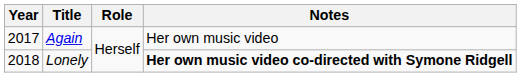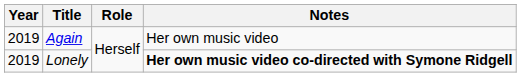(24, 38) 2017 -> (24, 38) 2019
(24, 60) 2018 -> (24, 60) 2019
